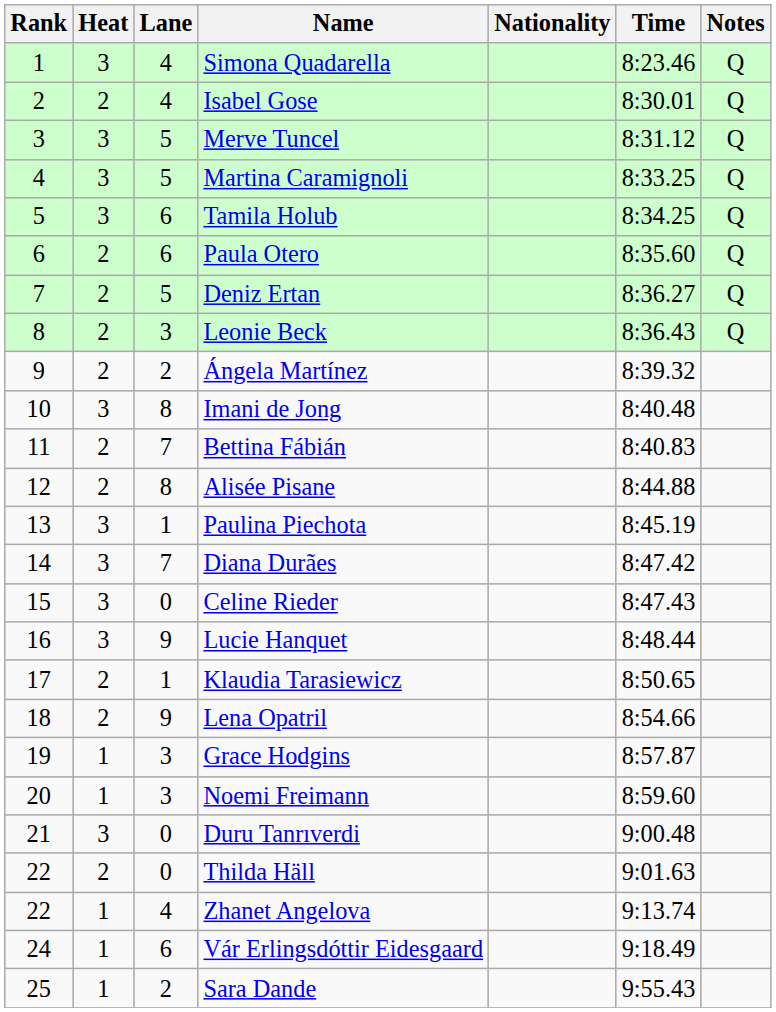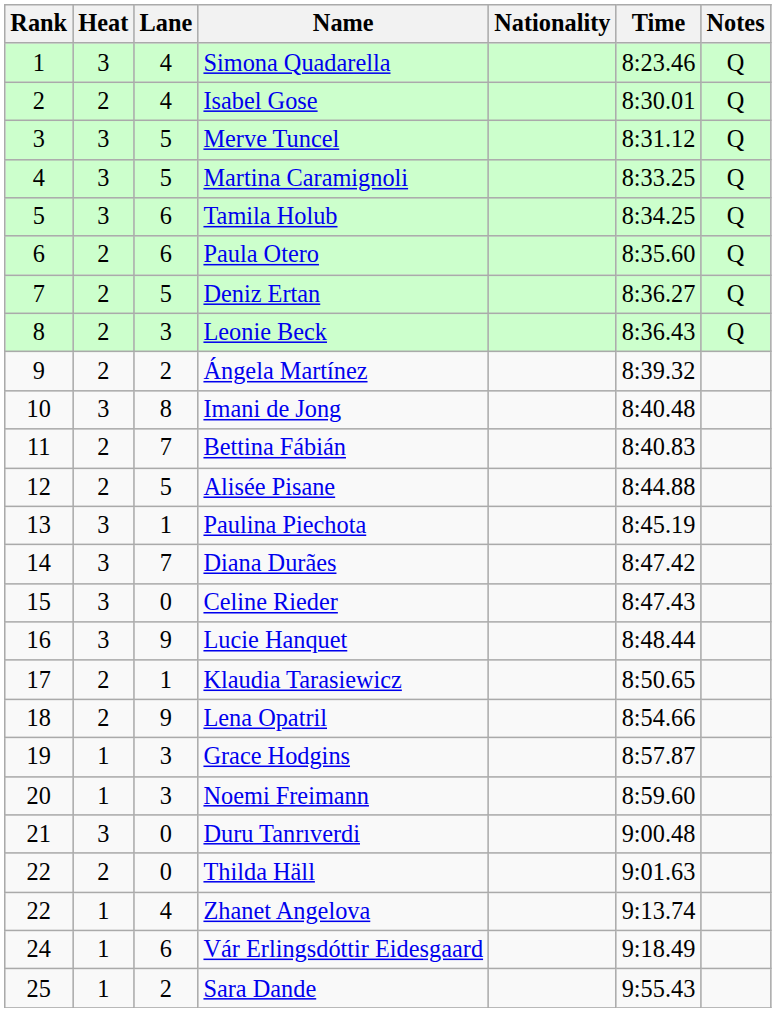(166, 486) 8 -> (166, 486) 5
